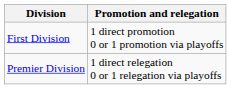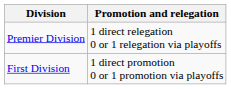rows swapped: (46, 68) <-> (38, 37)
